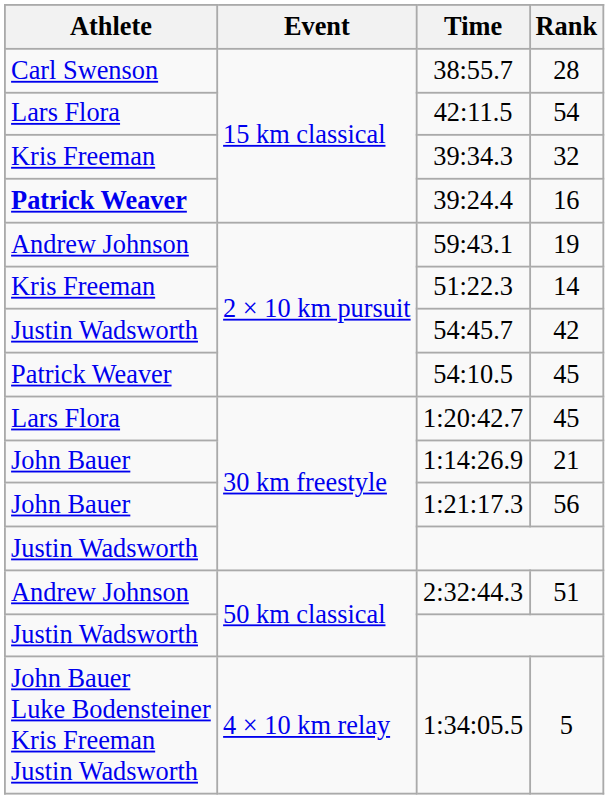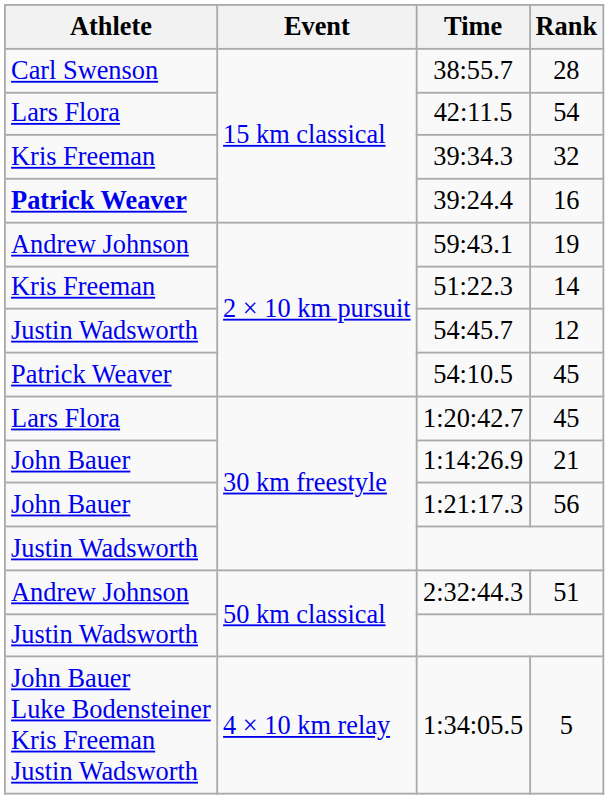(566, 330) 42 -> (566, 330) 12
